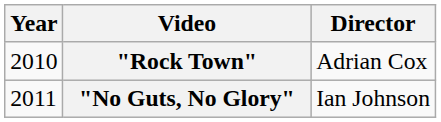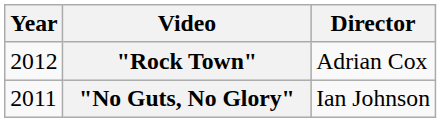(34, 60) 2010 -> (34, 60) 2012
